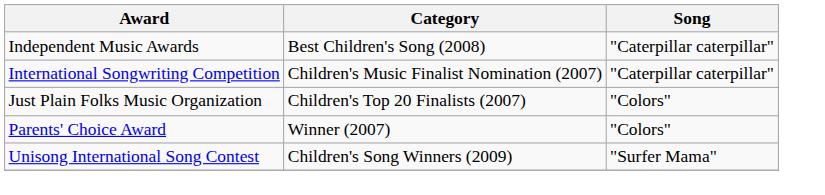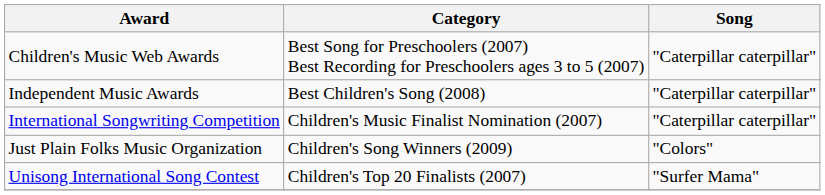+ row: (114, 55)
(407, 101) Children's Top 20 Finalists (2007) -> (400, 148) Children's Song Winners (2009)
- row: (87, 128)
(400, 156) Children's Song Winners (2009) -> (407, 176) Children's Top 20 Finalists (2007)
